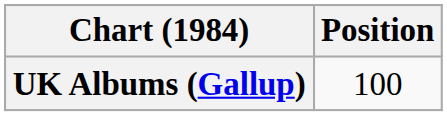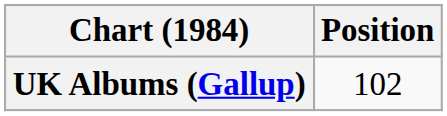(378, 82) 100 -> (378, 82) 102
